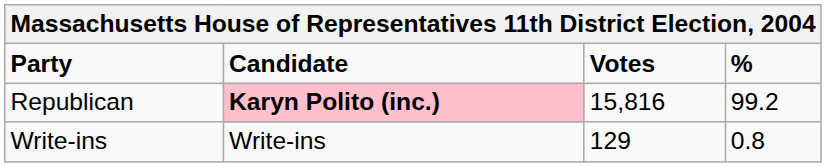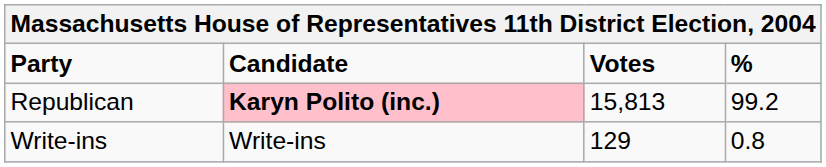(628, 102) 15,816 -> (628, 102) 15,813
